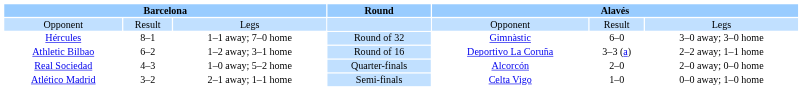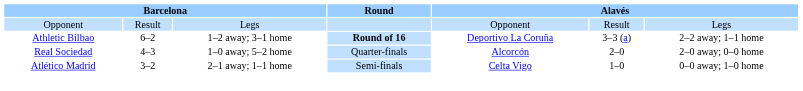- row: (63, 38)
(379, 52) normal -> (379, 38) bold
